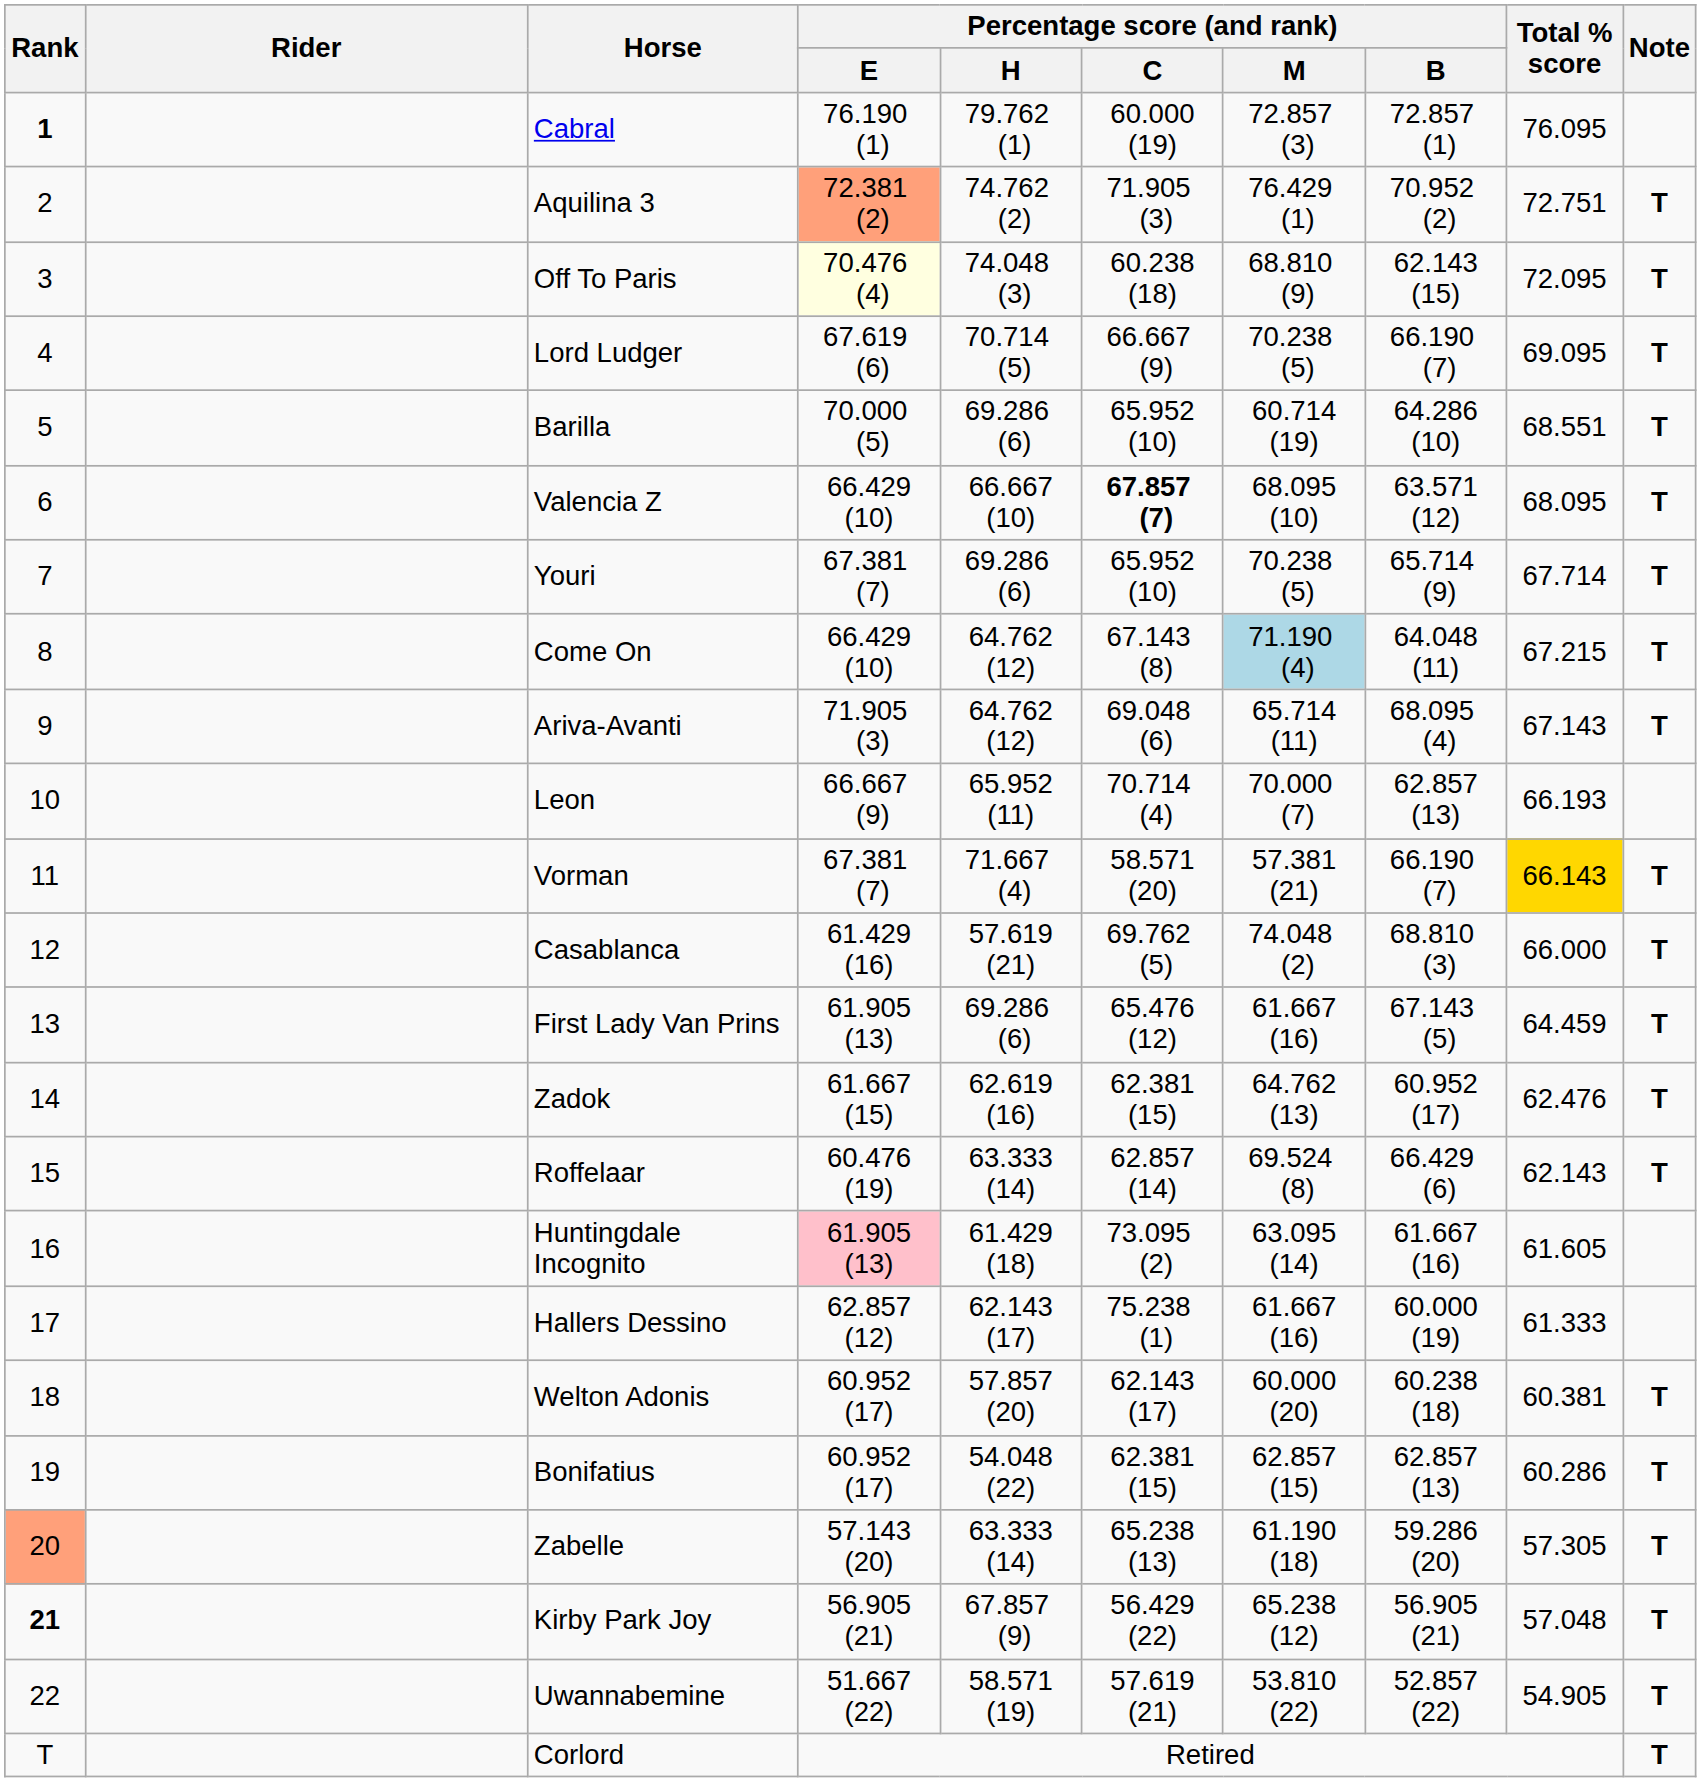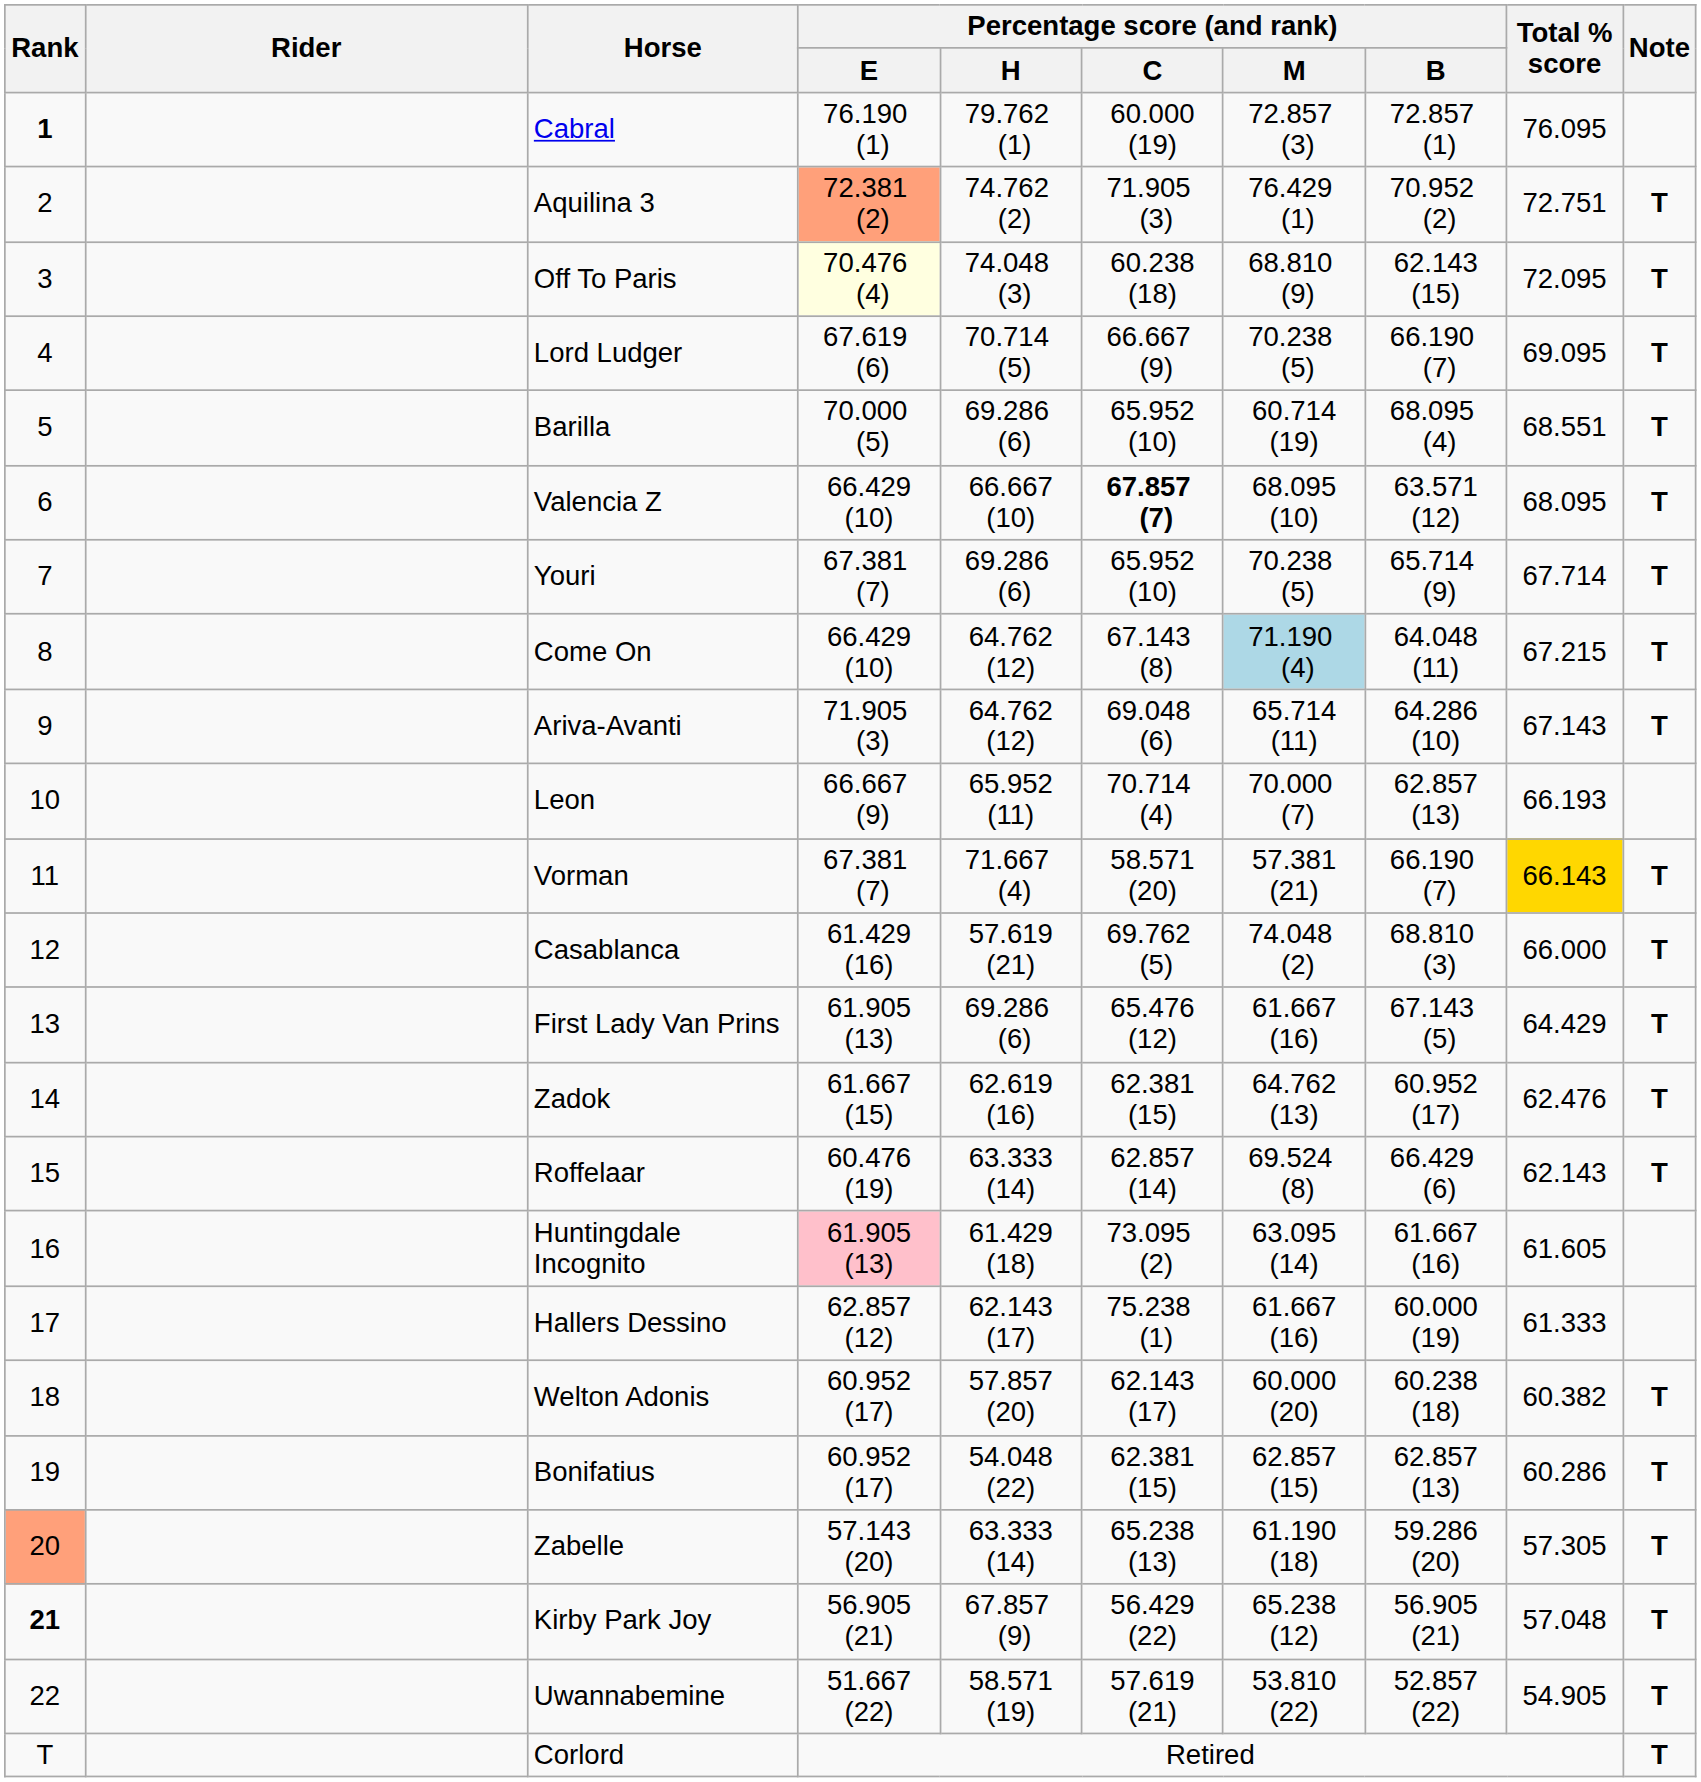(1436, 427) 64.286 (10) -> (1436, 427) 68.095 (4)
(1436, 725) 68.095 (4) -> (1436, 725) 64.286 (10)
(1565, 1024) 64.459 -> (1565, 1024) 64.429
(1565, 1397) 60.381 -> (1565, 1397) 60.382
